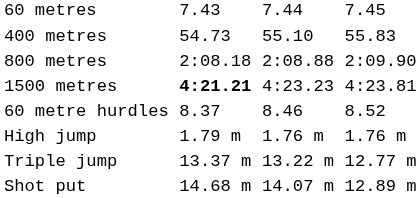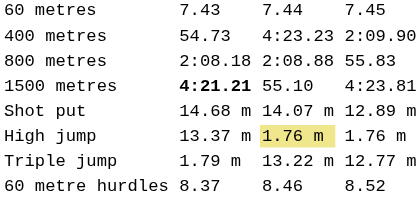(288, 36) 55.10 -> (298, 36) 4:23.23
(370, 36) 55.83 -> (381, 36) 2:09.90
(381, 61) 2:09.90 -> (370, 61) 55.83
(298, 86) 4:23.23 -> (288, 86) 55.10
rows swapped: (86, 111) <-> (45, 186)
(210, 136) 1.79 m -> (215, 136) 13.37 m
(293, 136) no background -> (293, 136) khaki background
(215, 161) 13.37 m -> (210, 161) 1.79 m
